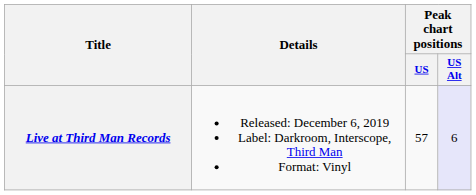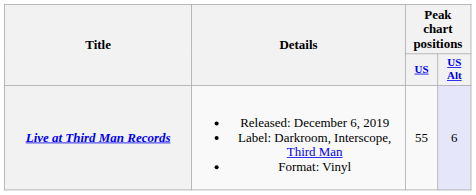(422, 137) 57 -> (422, 137) 55
